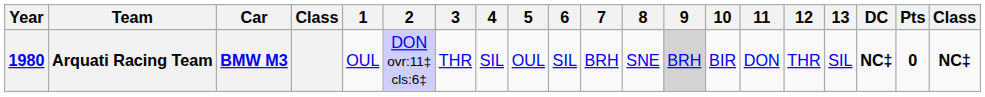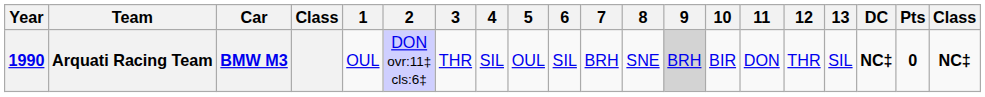(26, 60) 1980 -> (26, 60) 1990
